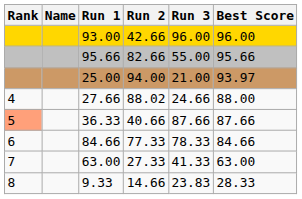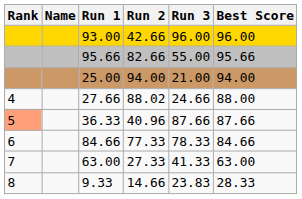(236, 78) 93.97 -> (236, 78) 94.00
(146, 120) 40.66 -> (146, 120) 40.96
